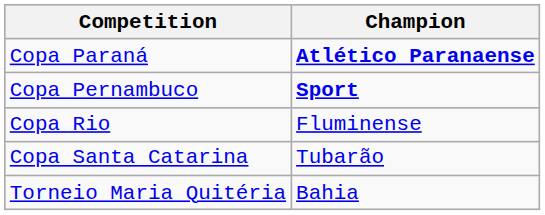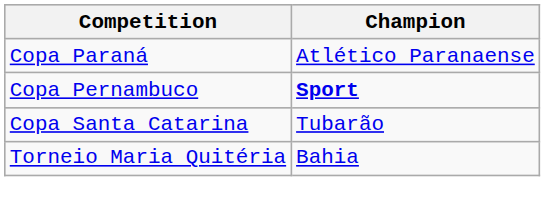(415, 56) bold -> (415, 56) normal
- row: (60, 124)
